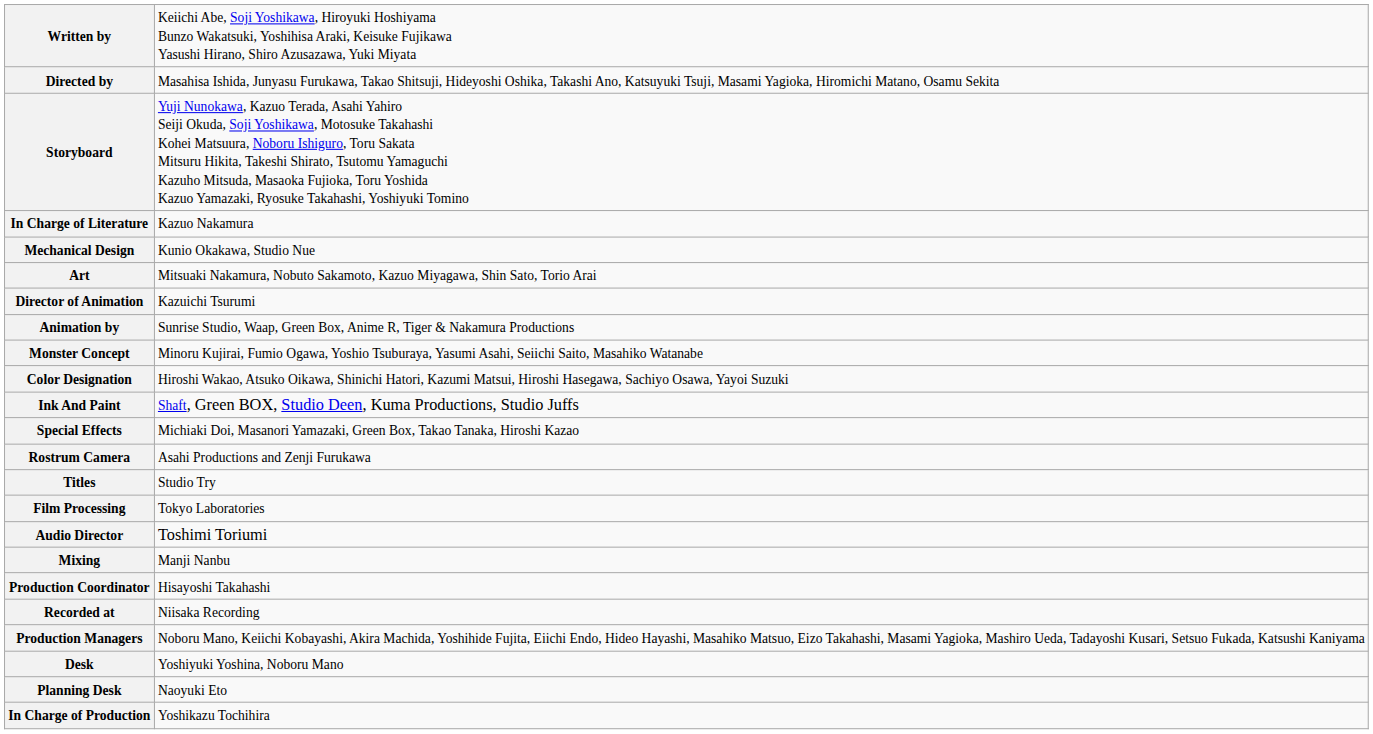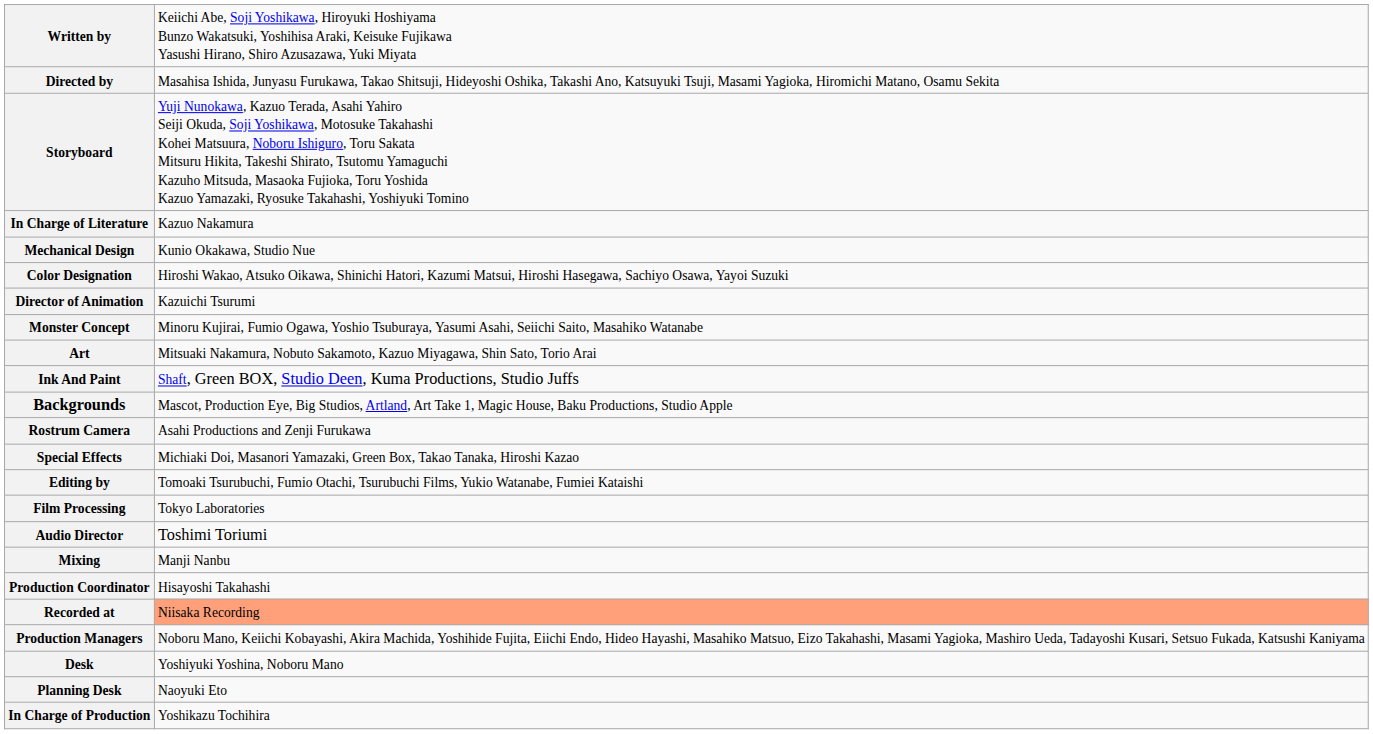rows swapped: (79, 276) <-> (79, 379)
- row: (79, 328)
+ row: (79, 404)
rows swapped: (79, 431) <-> (79, 457)
+ row: (79, 483)
- row: (79, 483)
(209, 612) no background -> (209, 612) lightsalmon background
